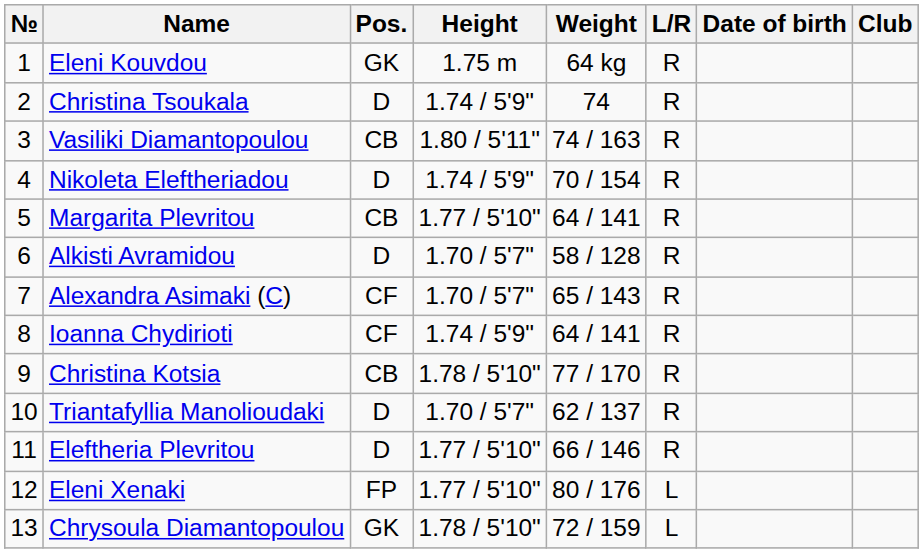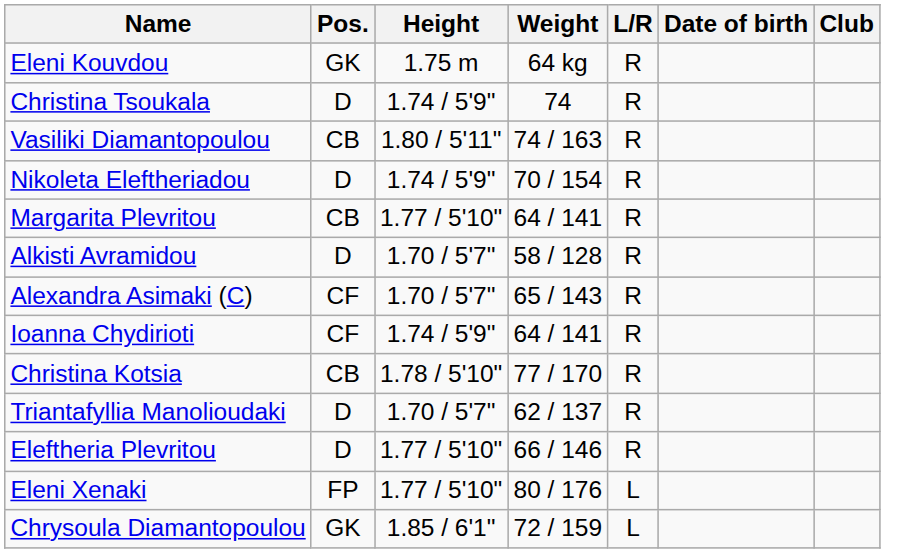- column: (24, 23)
(480, 528) 1.78 / 5'10" -> (441, 528) 1.85 / 6'1"
